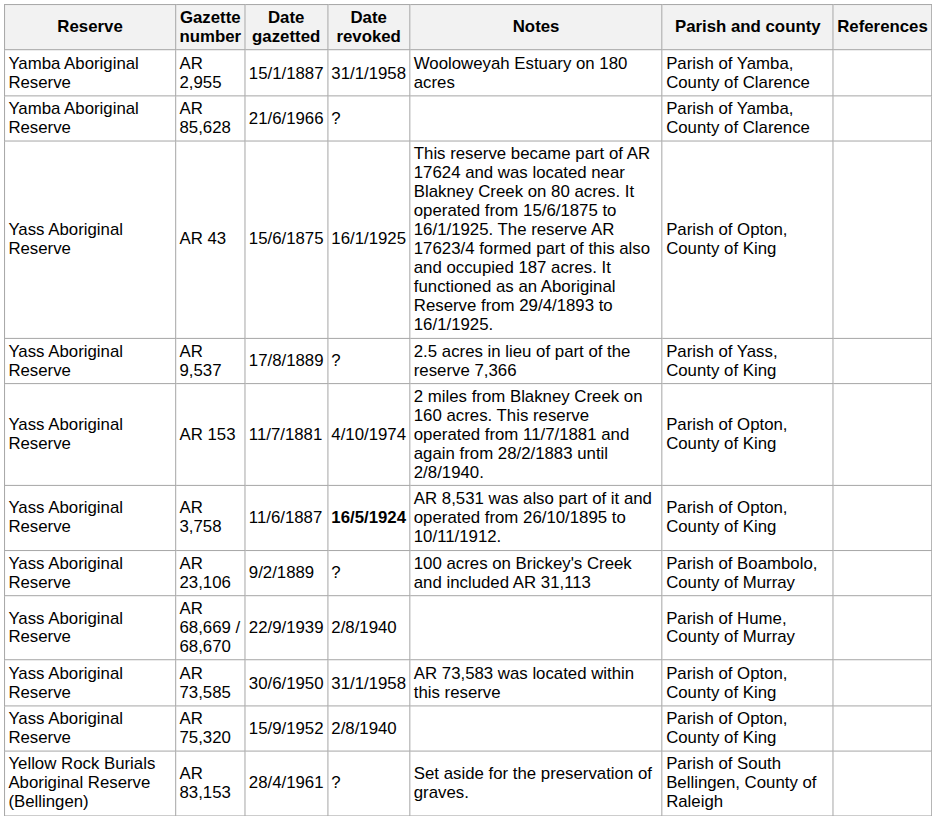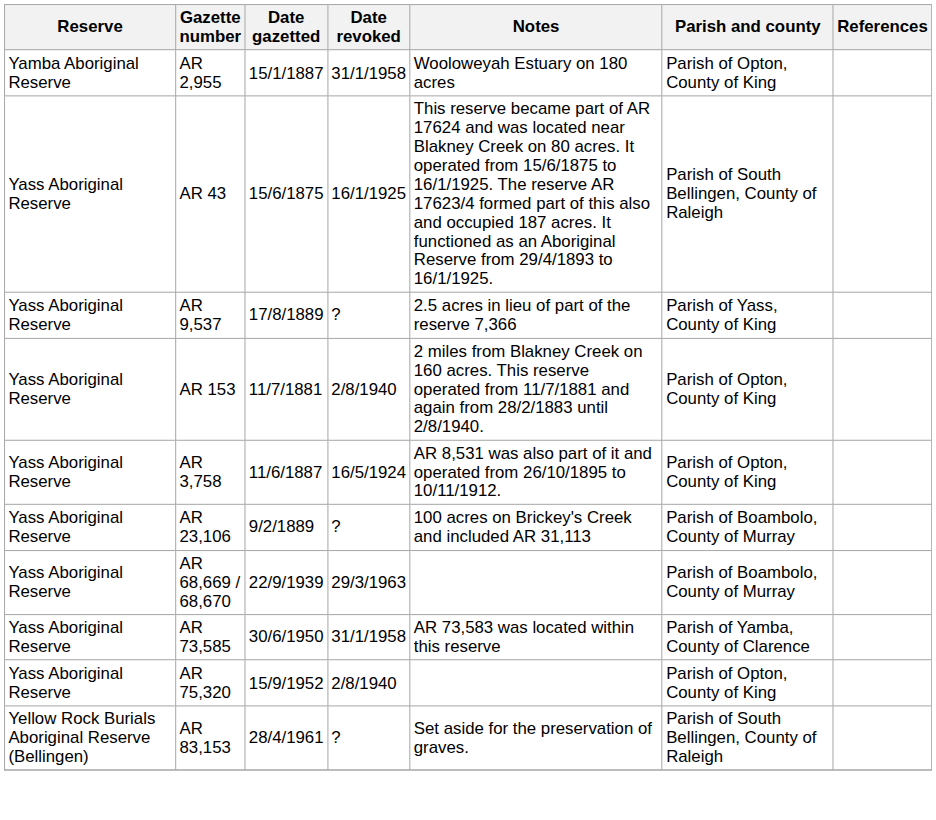(738, 72) Parish of Yamba, County of Clarence -> (727, 72) Parish of Opton, County of King
- row: (205, 118)
(727, 239) Parish of Opton, County of King -> (741, 193) Parish of South Bellingen, County of Raleigh
(369, 434) 4/10/1974 -> (364, 388) 2/8/1940
(369, 517) bold -> (369, 472) normal
(364, 627) 2/8/1940 -> (369, 582) 29/3/1963
(731, 627) Parish of Hume, County of Murray -> (742, 582) Parish of Boambolo, County of Murray
(727, 682) Parish of Opton, County of King -> (738, 637) Parish of Yamba, County of Clarence
